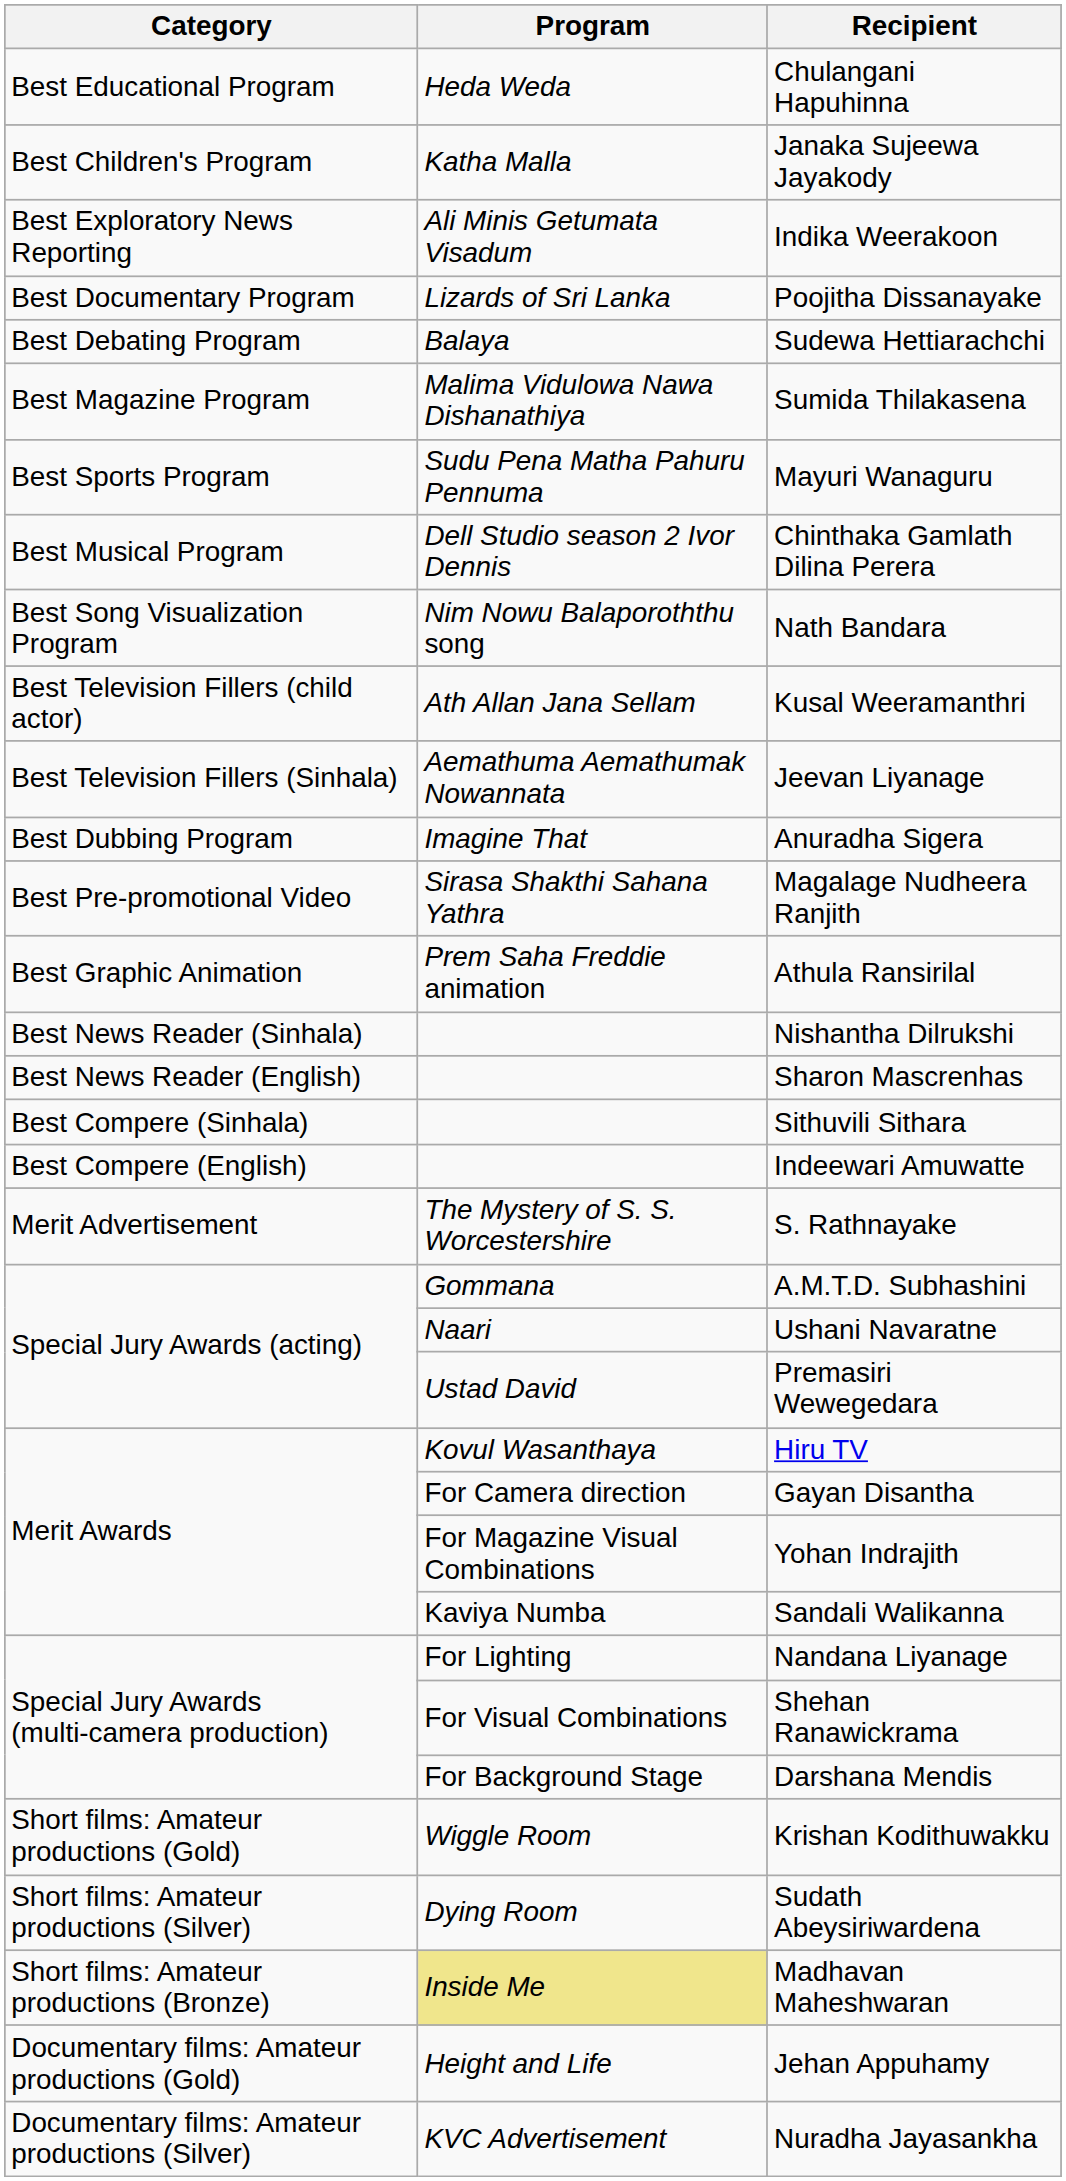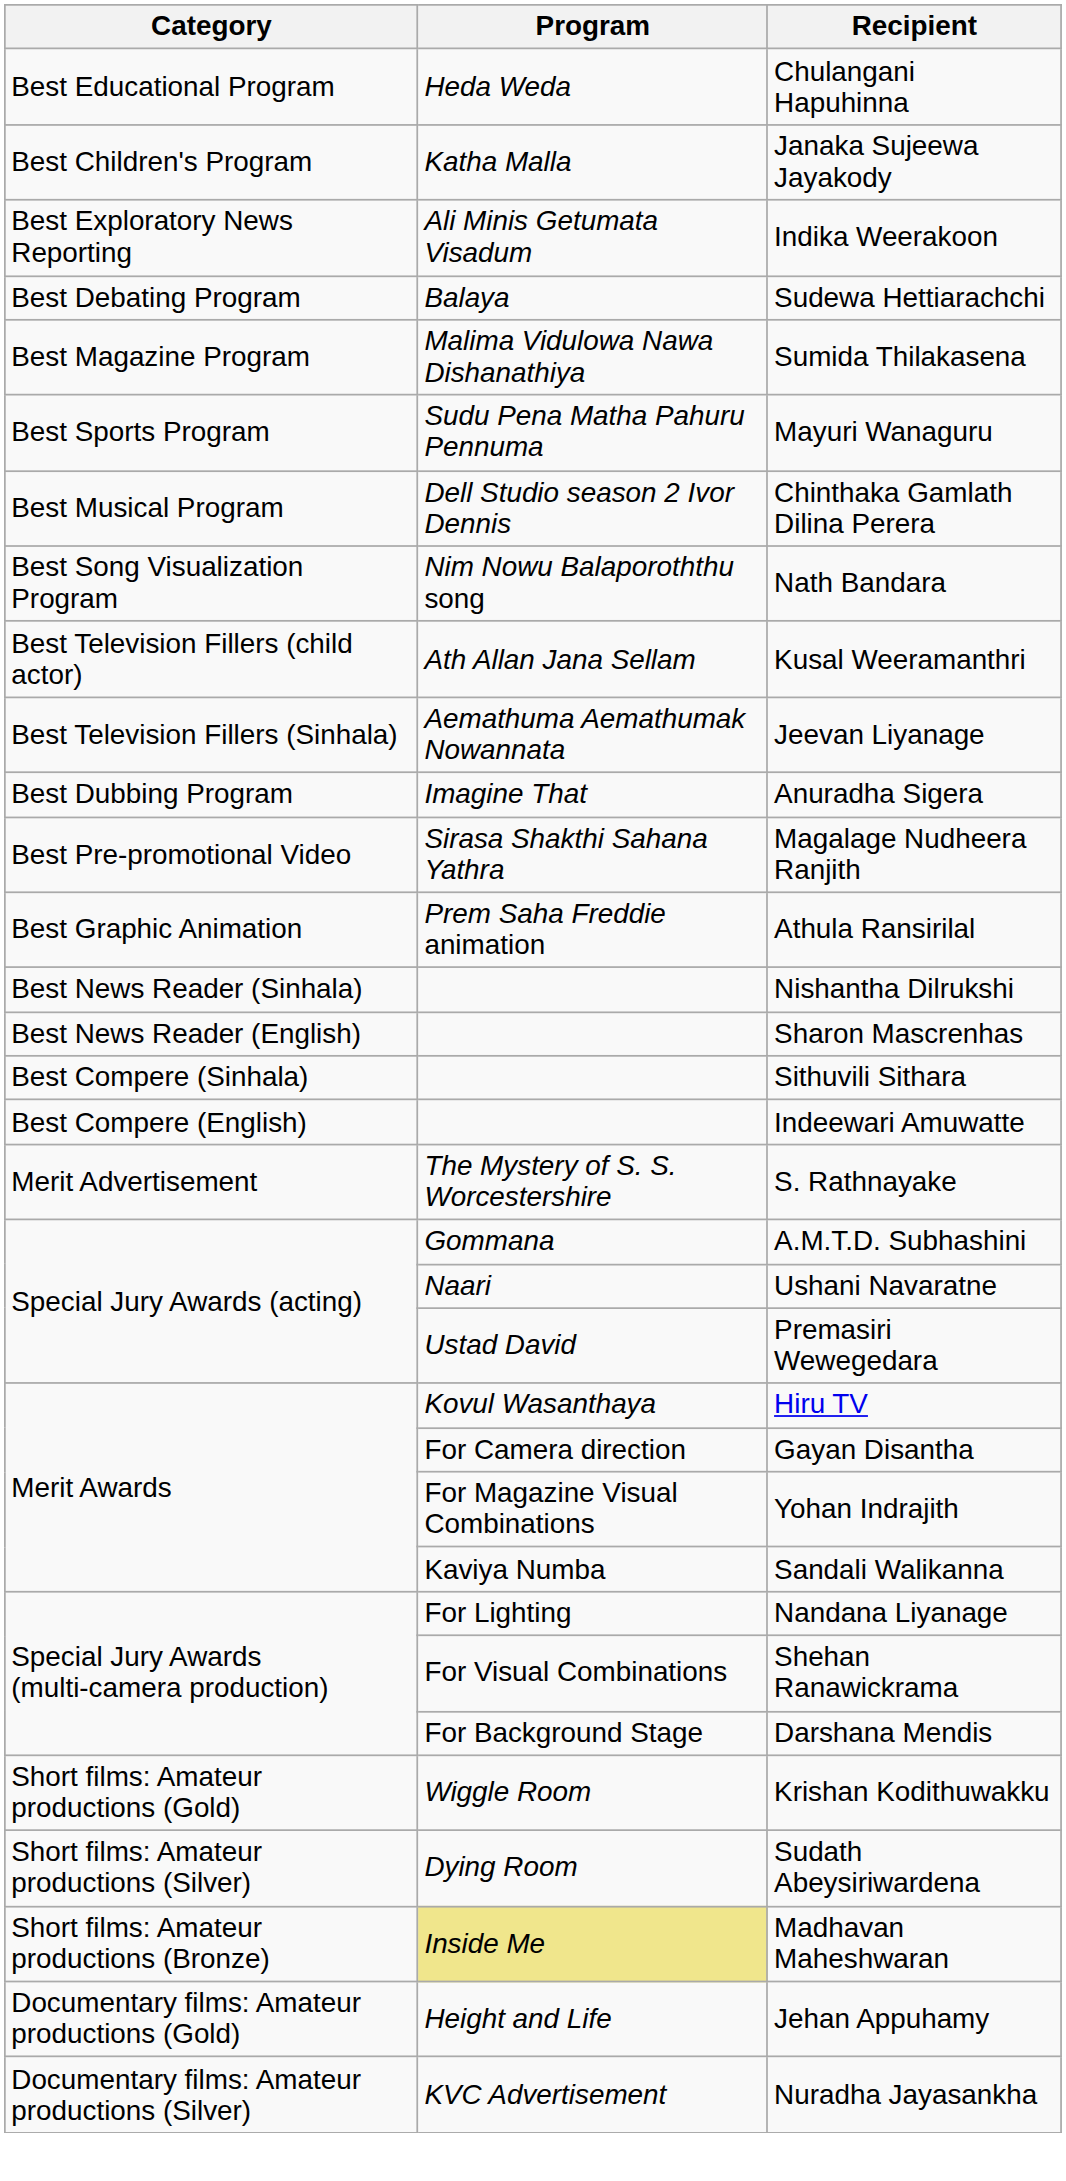- row: (908, 297)
